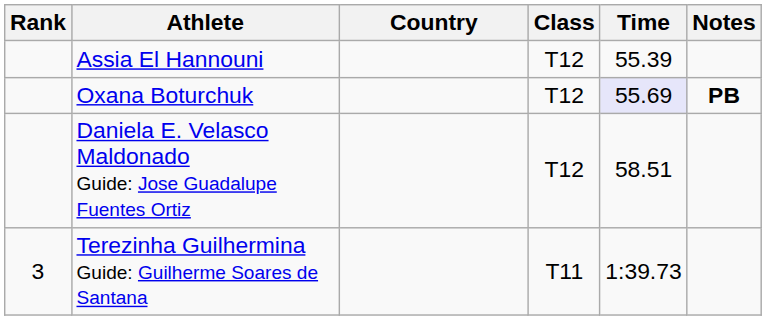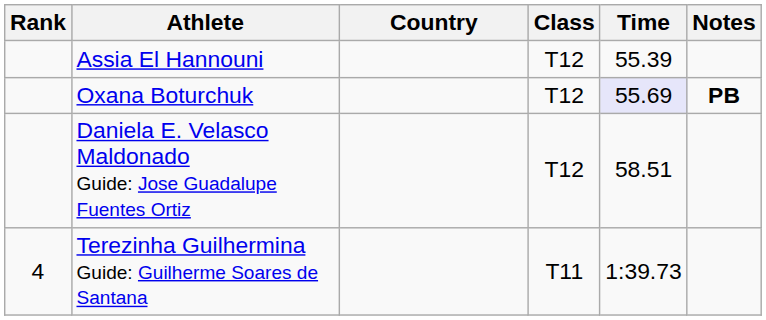(38, 270) 3 -> (38, 270) 4
